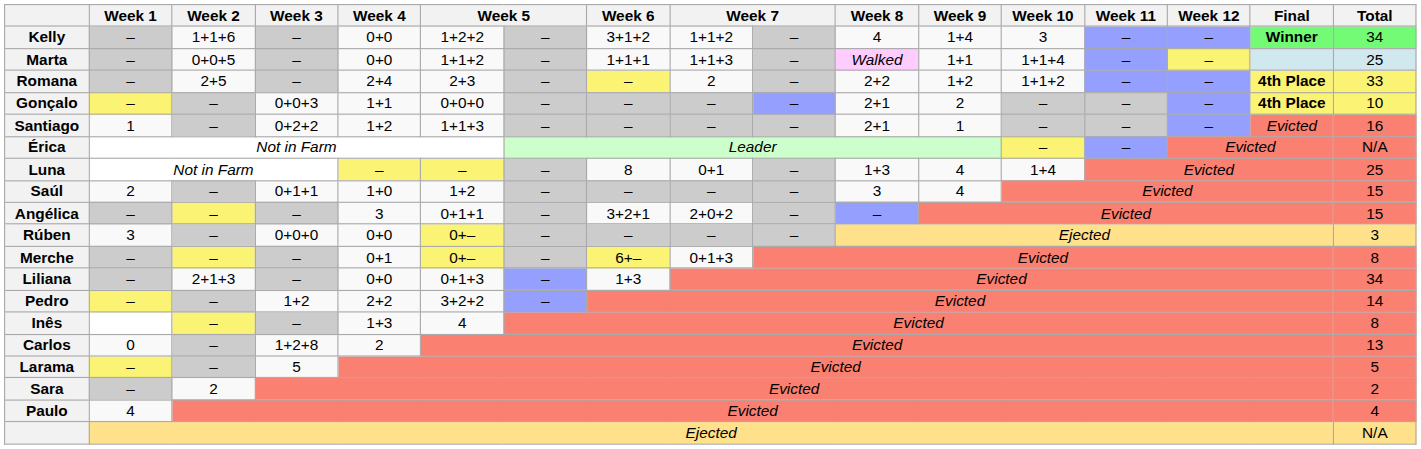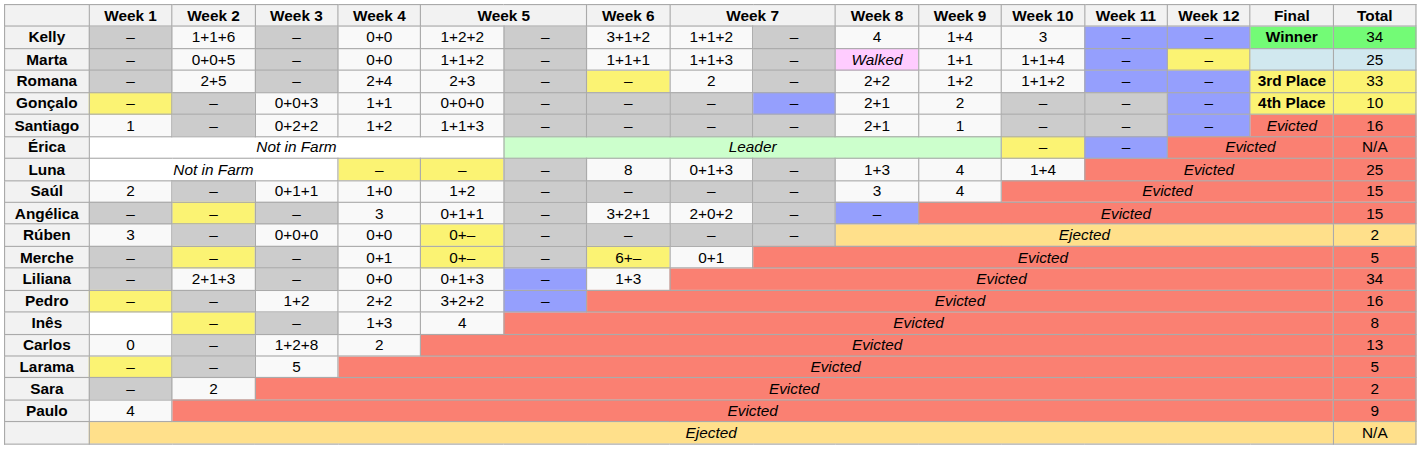(1292, 81) 4th Place -> (1292, 81) 3rd Place
(711, 169) 0+1 -> (711, 169) 0+1+3
(1375, 235) 3 -> (1375, 235) 2
(711, 257) 0+1+3 -> (711, 257) 0+1
(1375, 257) 8 -> (1375, 257) 5
(1375, 301) 14 -> (1375, 301) 16
(1375, 410) 4 -> (1375, 410) 9
